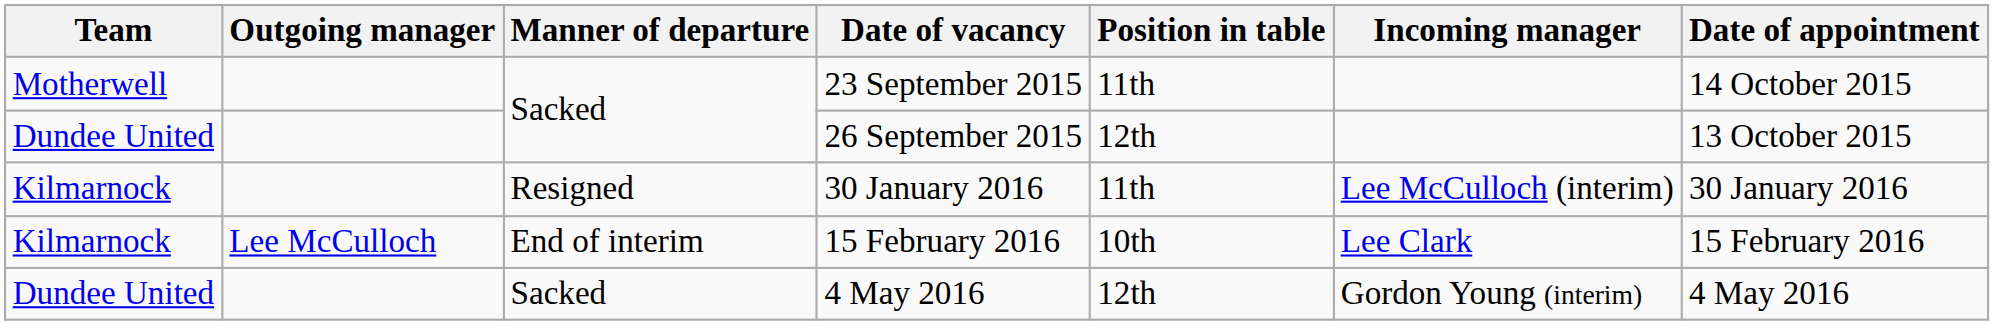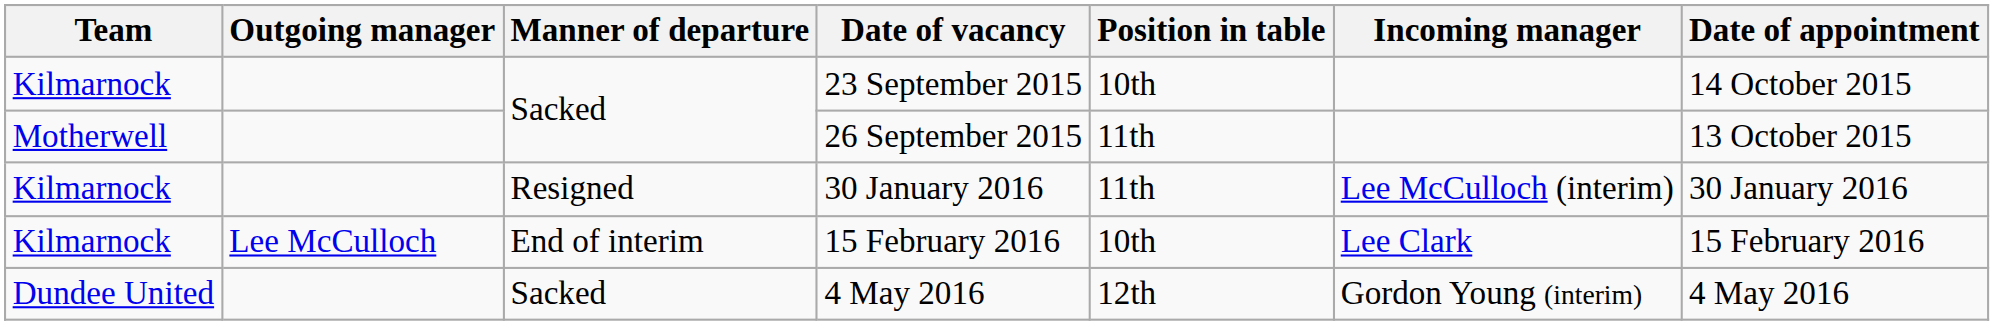(90, 83) Motherwell -> (92, 83) Kilmarnock
(1126, 83) 11th -> (1127, 83) 10th
(113, 135) Dundee United -> (90, 135) Motherwell
(1127, 135) 12th -> (1126, 135) 11th
